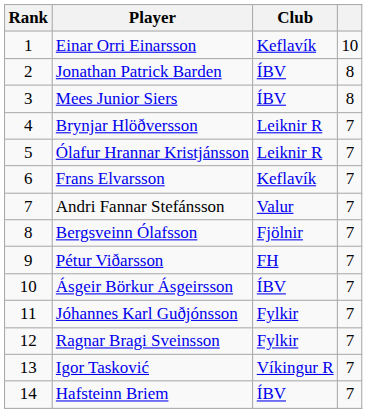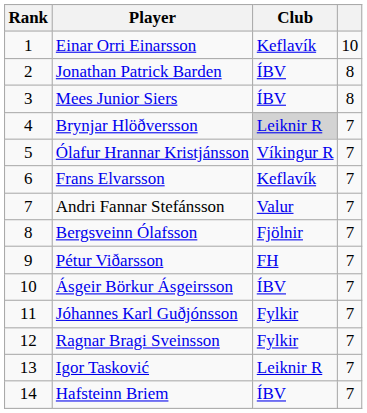(290, 125) no background -> (290, 125) lightgrey background
(290, 152) Leiknir R -> (295, 152) Víkingur R
(295, 367) Víkingur R -> (290, 367) Leiknir R
